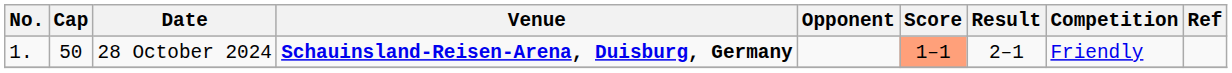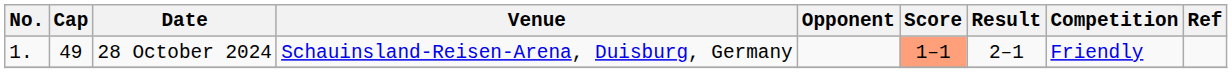(71, 52) 50 -> (71, 52) 49
(537, 52) bold -> (537, 52) normal
